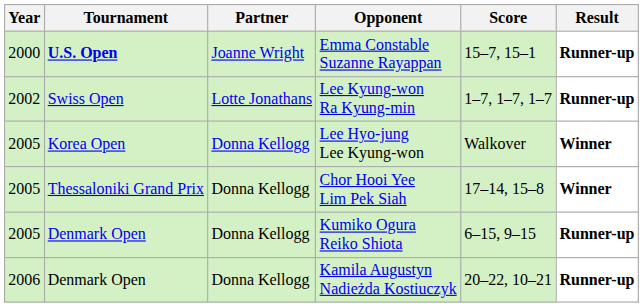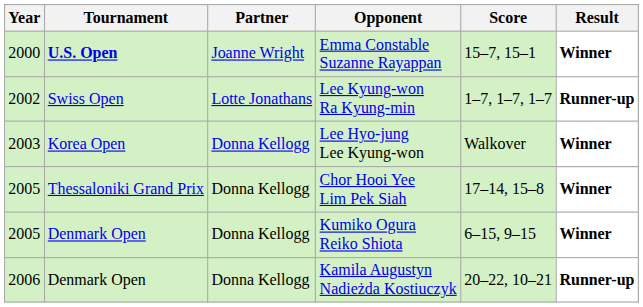(597, 53) Runner-up -> (586, 53) Winner
(24, 144) 2005 -> (24, 144) 2003
(597, 234) Runner-up -> (586, 234) Winner
